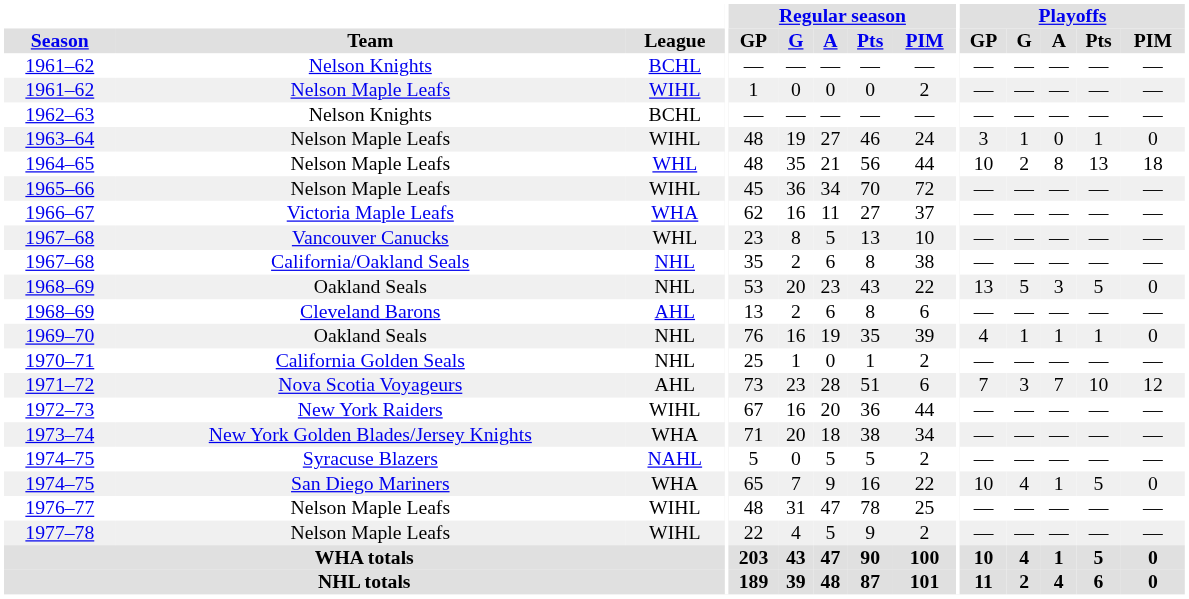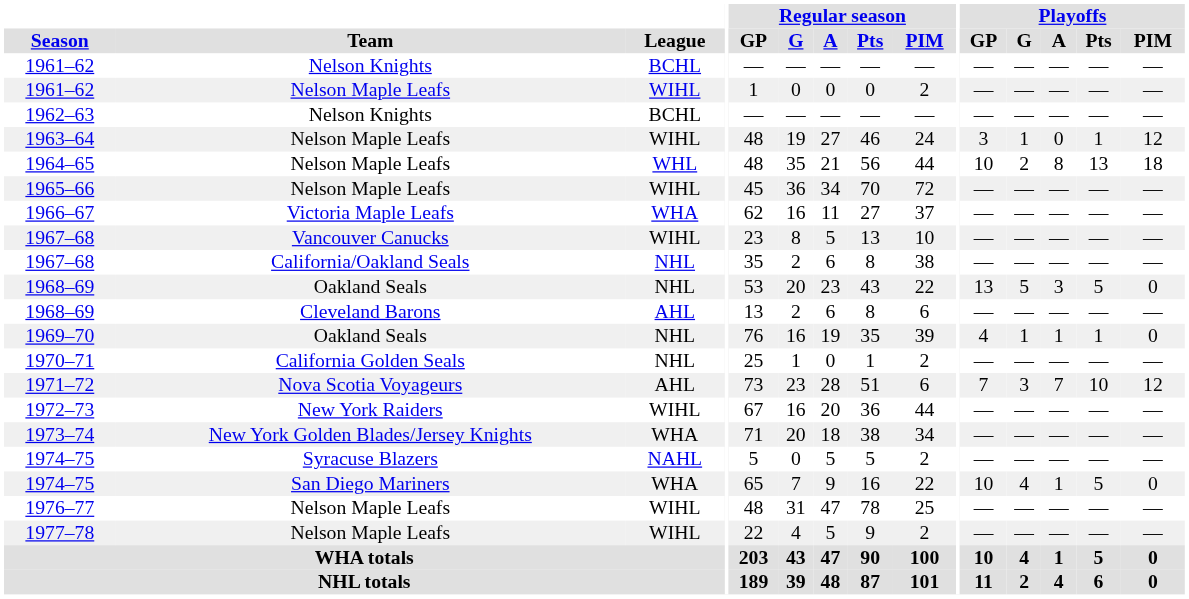(1153, 139) 0 -> (1153, 139) 12
(675, 237) WHL -> (675, 237) WIHL
